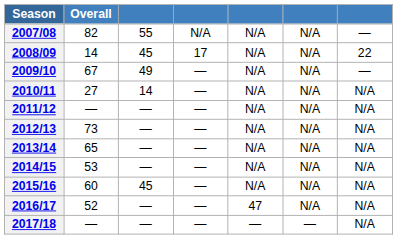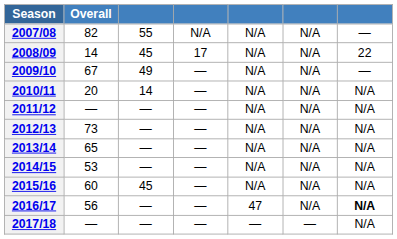(91, 90) 27 -> (91, 90) 20
(91, 205) 52 -> (91, 205) 56
(365, 205) normal -> (365, 205) bold
